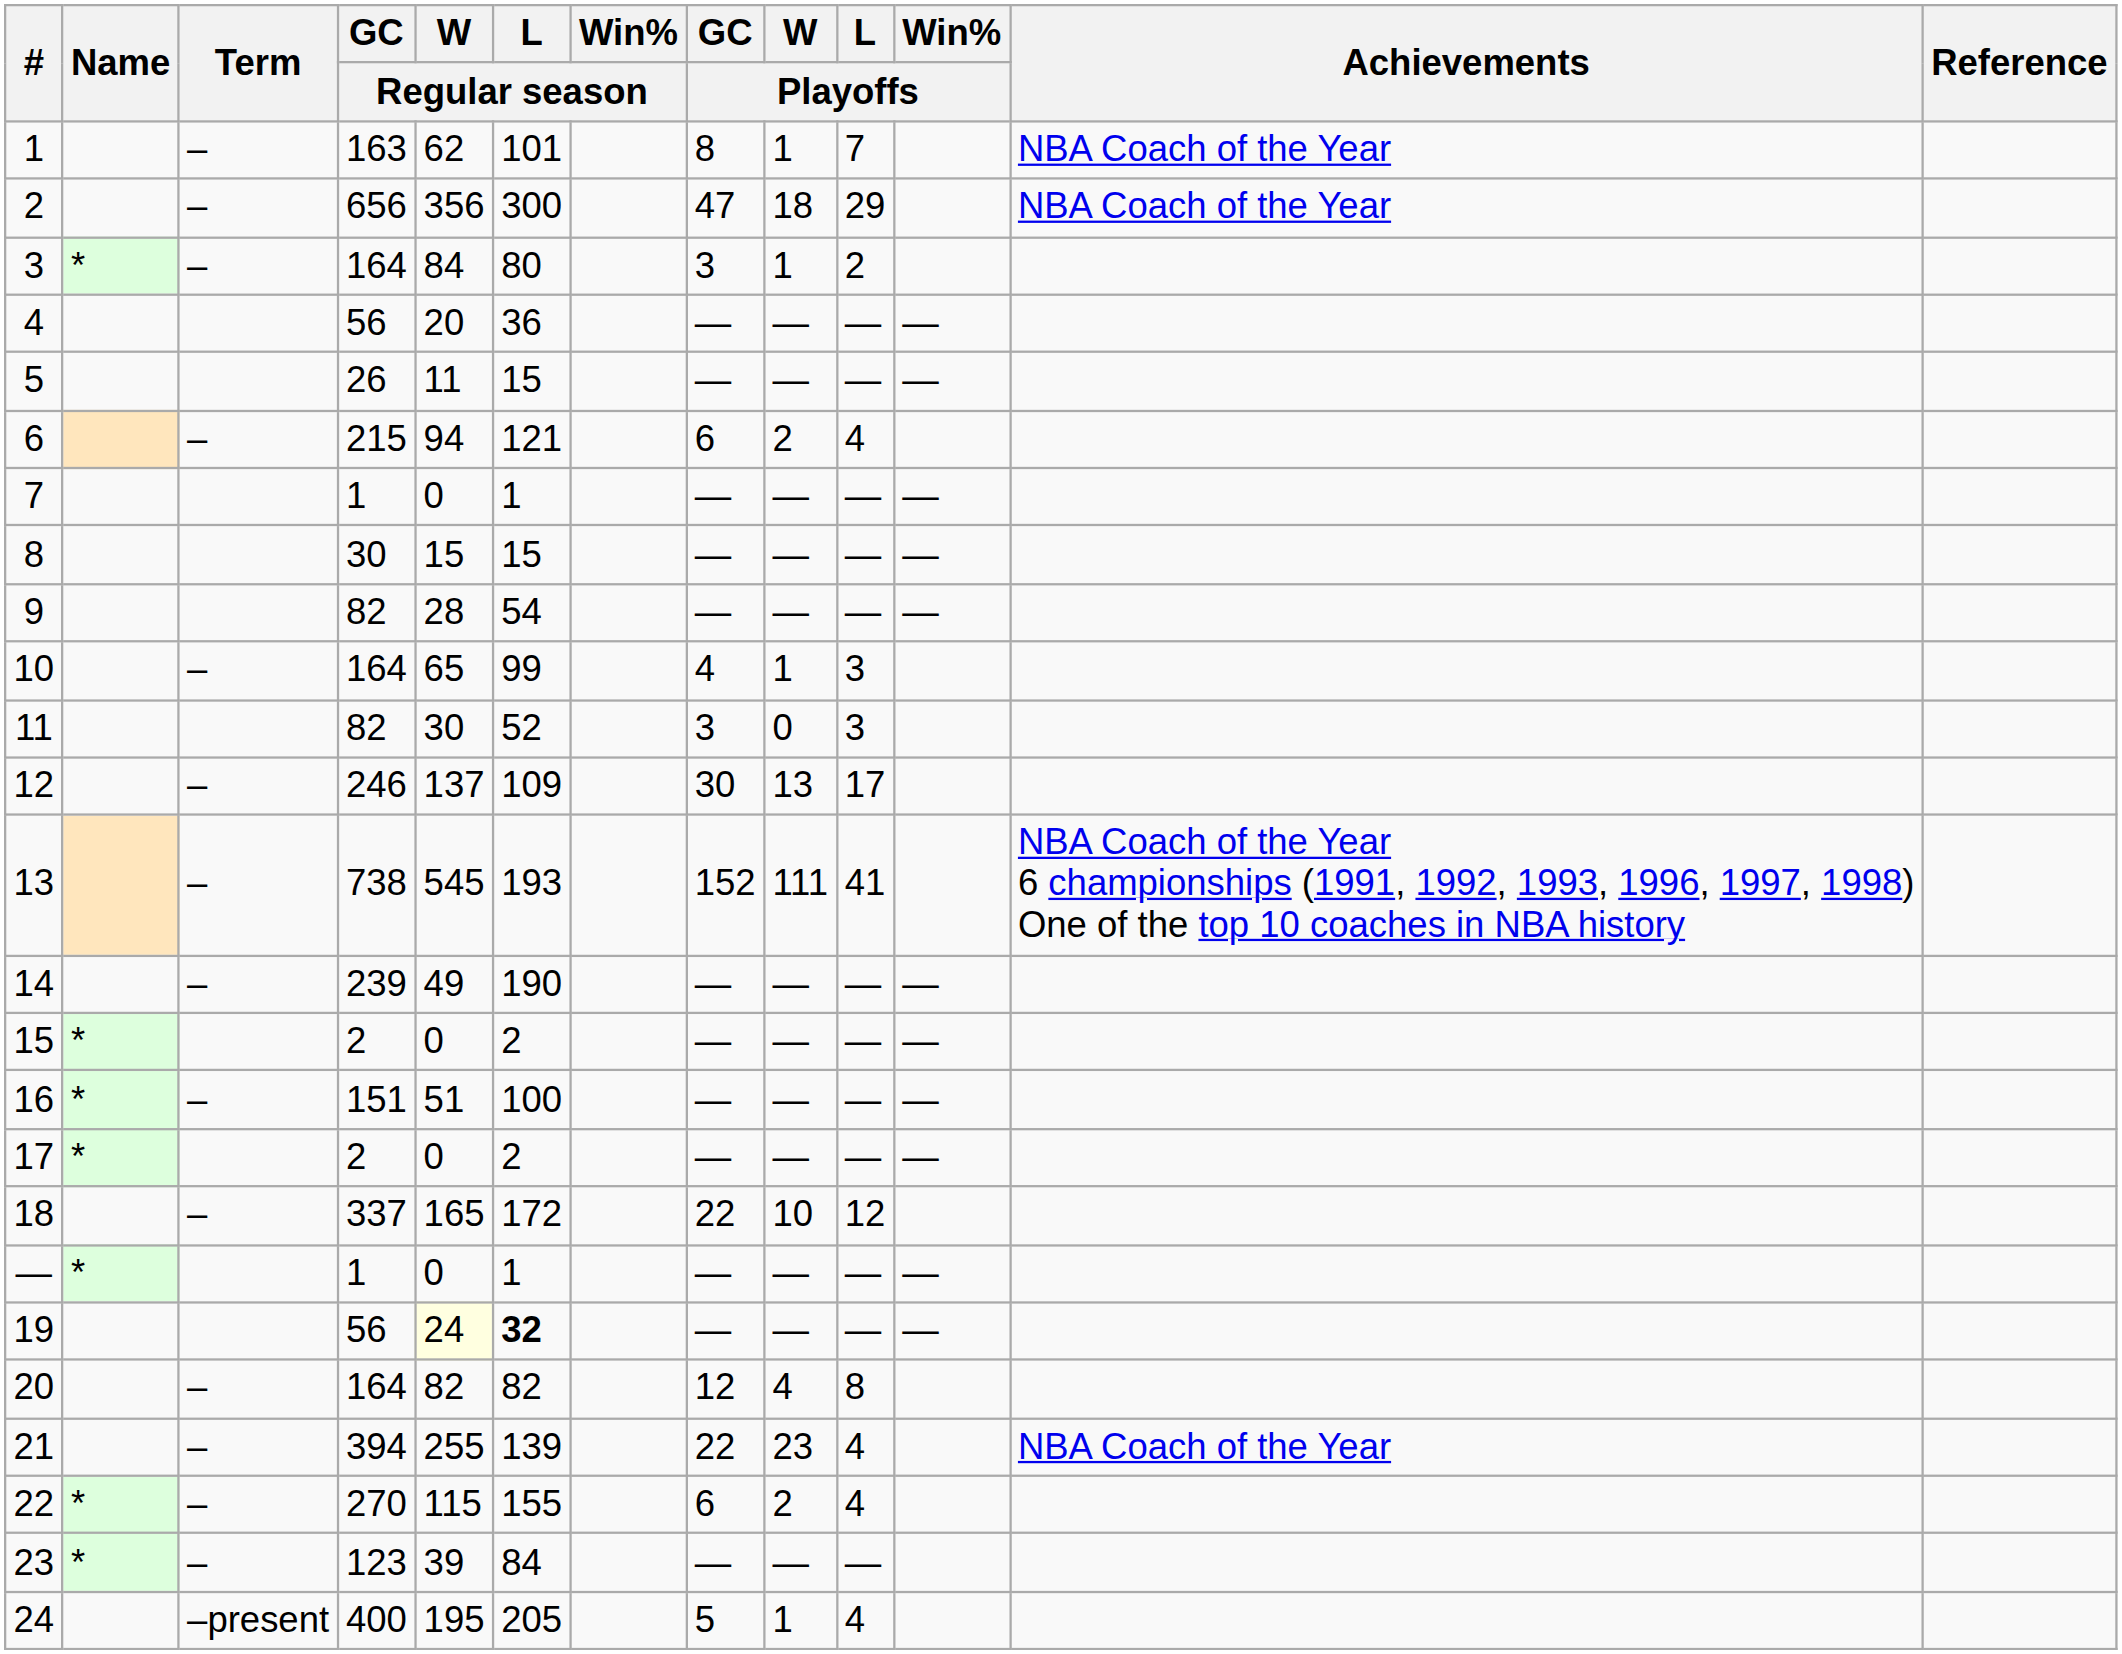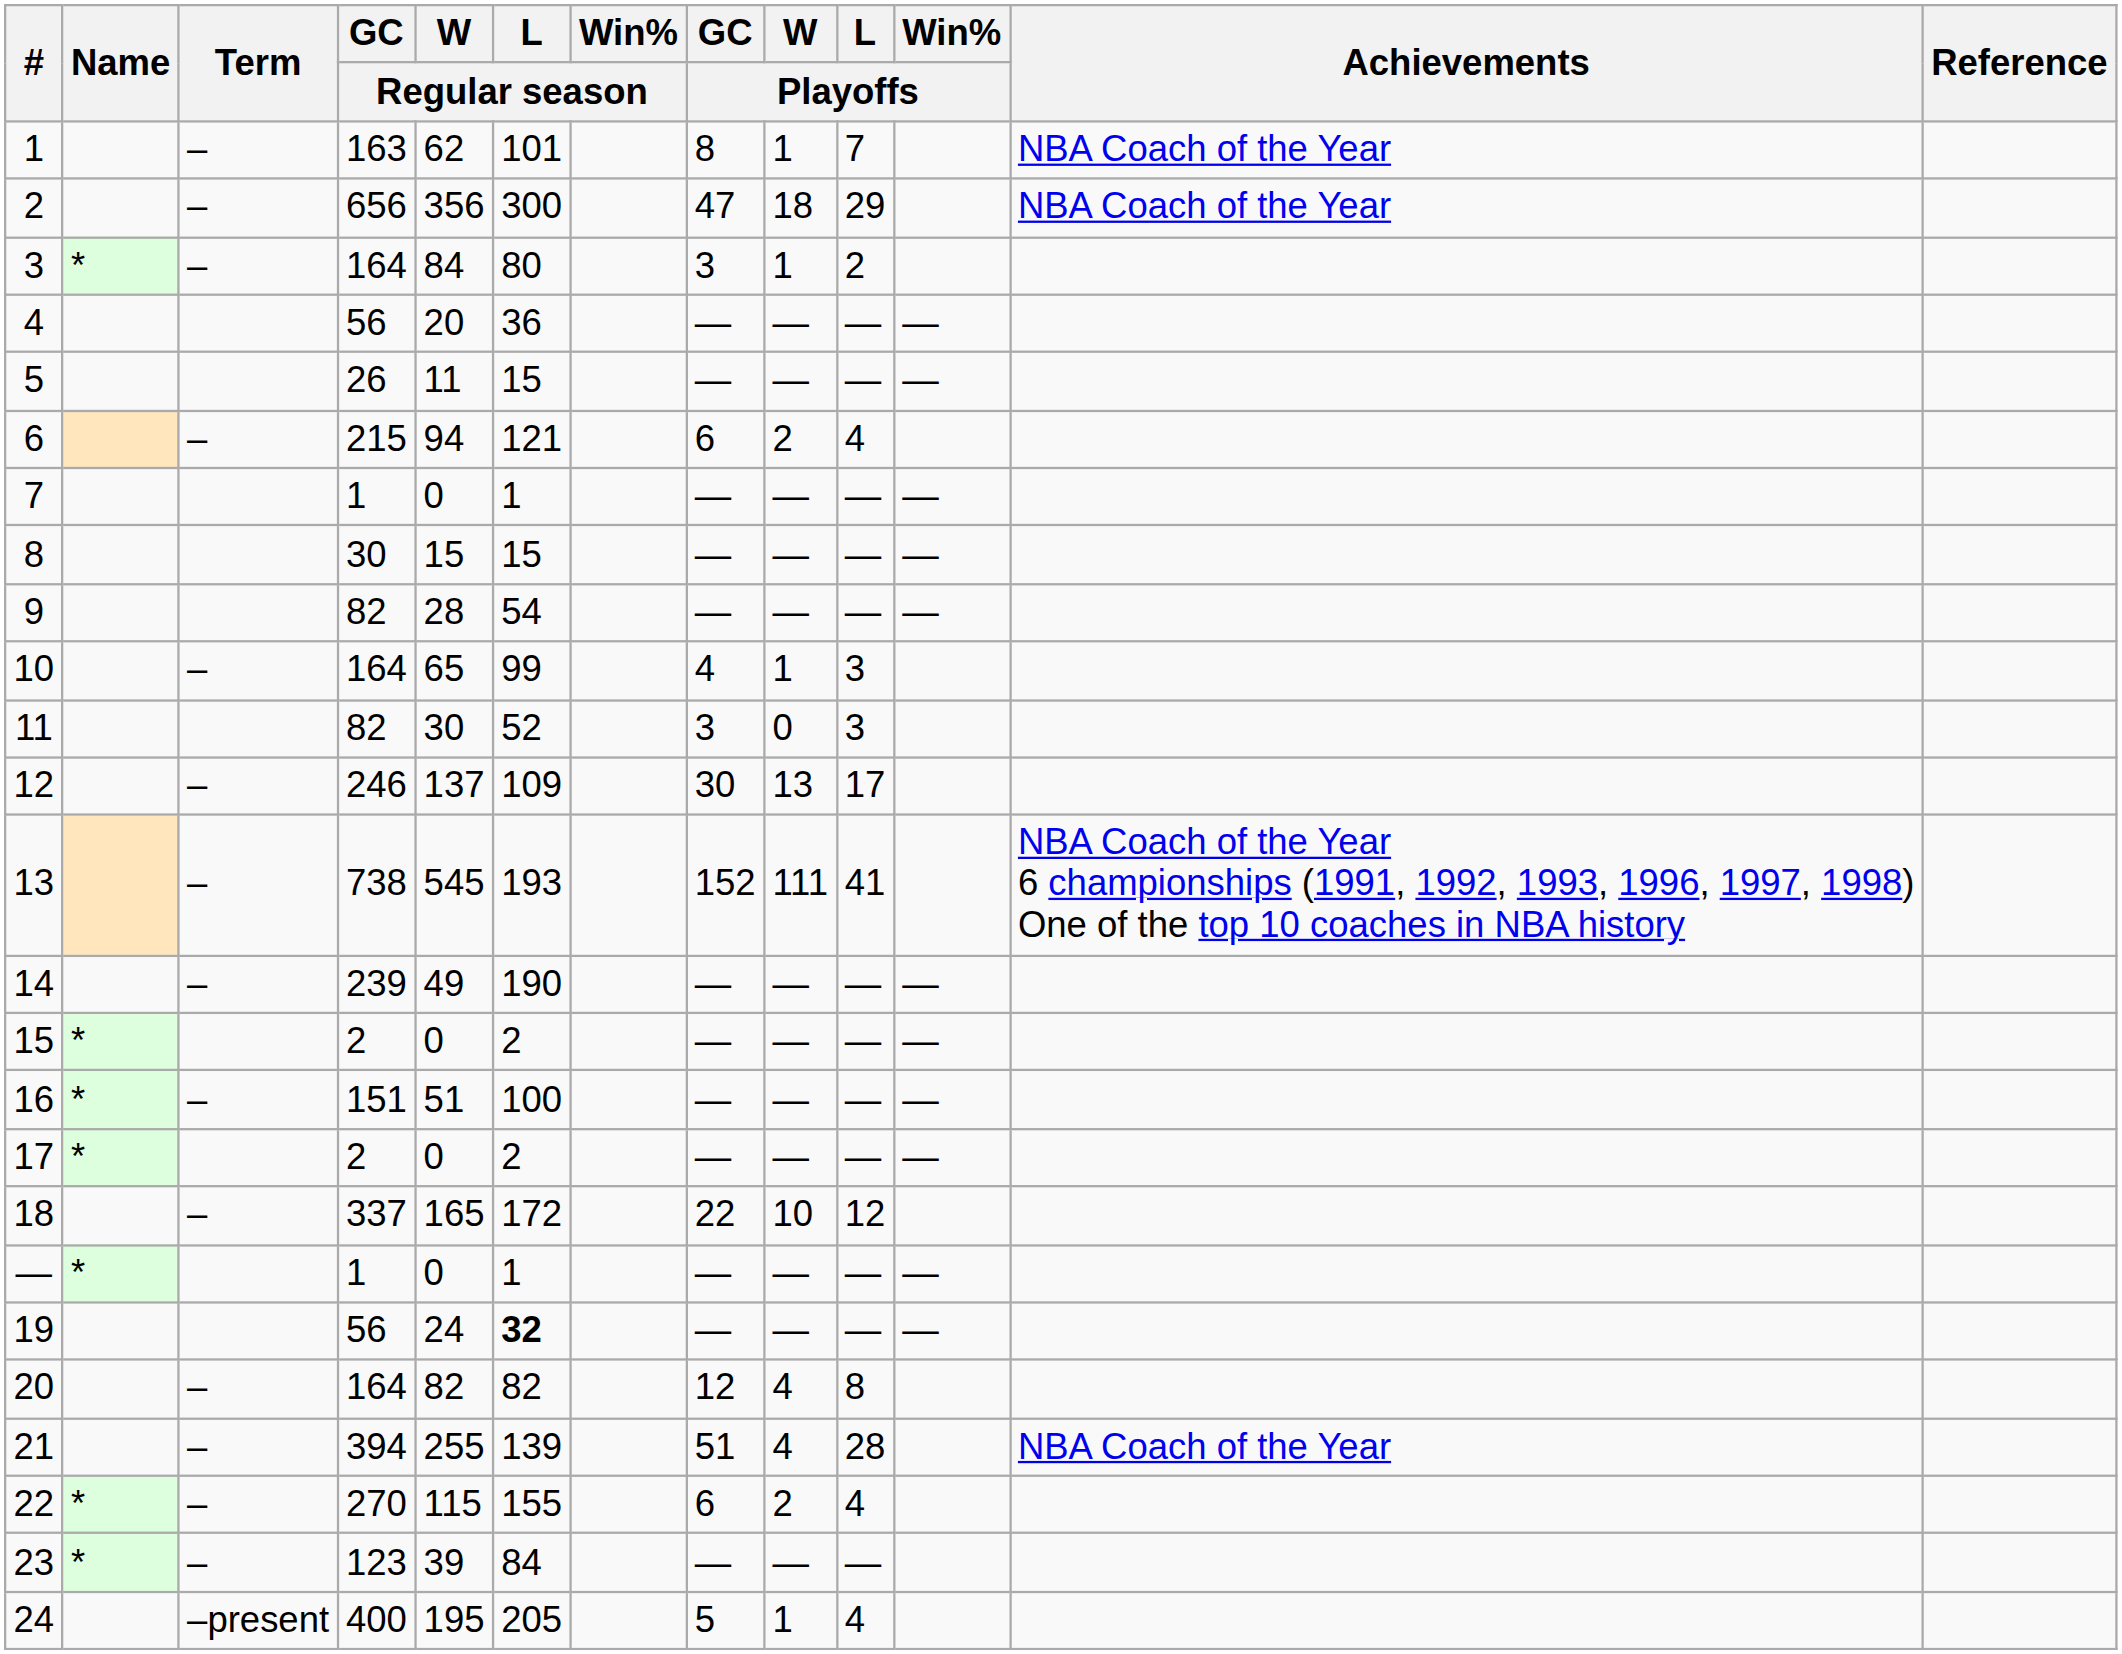(444, 1330) lightyellow background -> (444, 1330) no background
(715, 1446) 22 -> (715, 1446) 51
(793, 1446) 23 -> (783, 1446) 4
(855, 1446) 4 -> (865, 1446) 28
